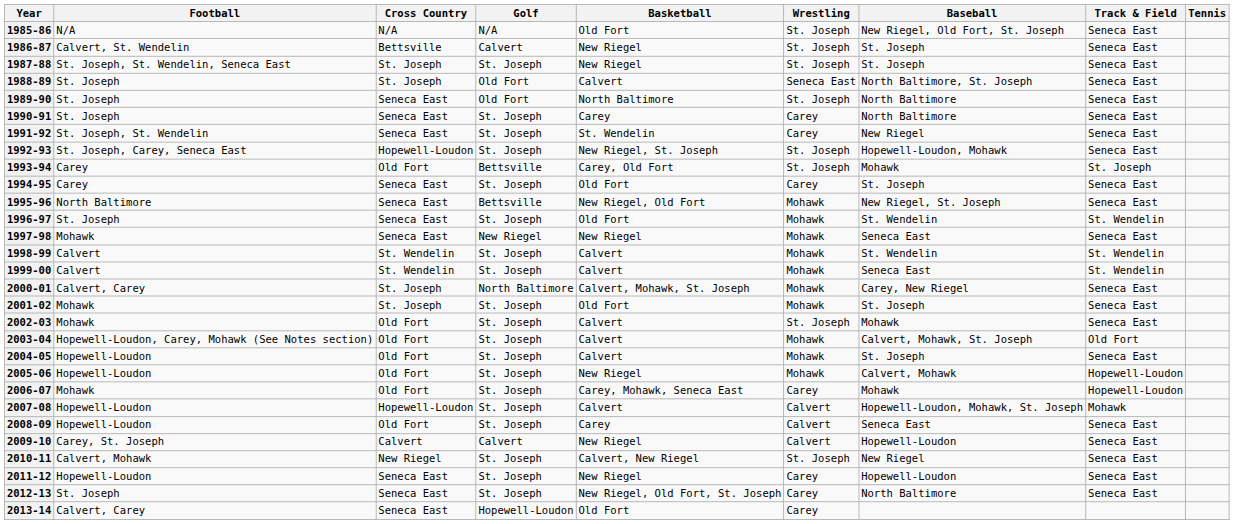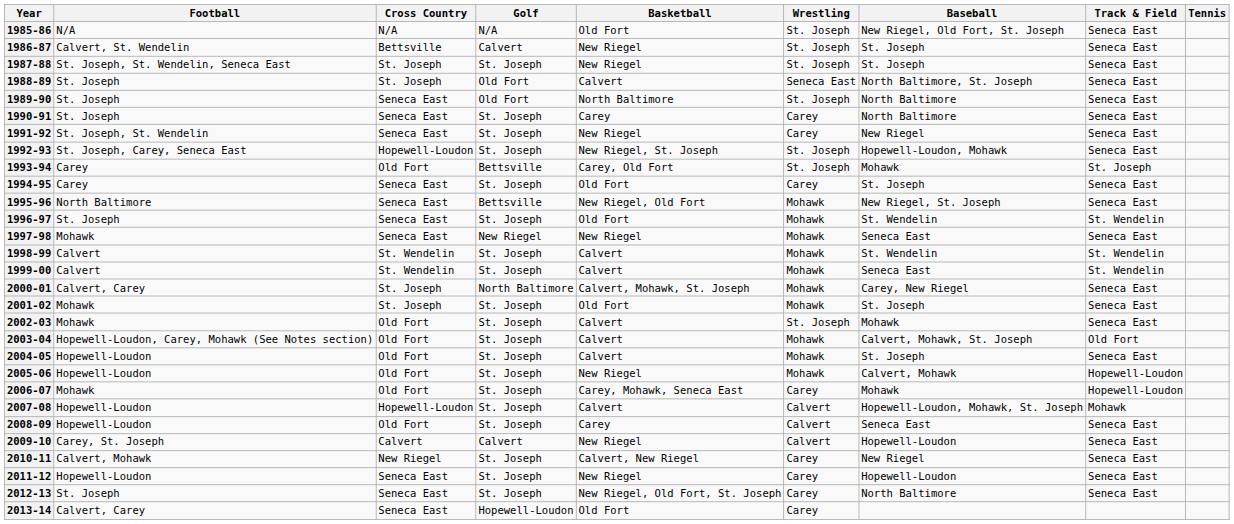(617, 133) St. Wendelin -> (610, 133) New Riegel
(818, 459) St. Joseph -> (802, 459) Carey
